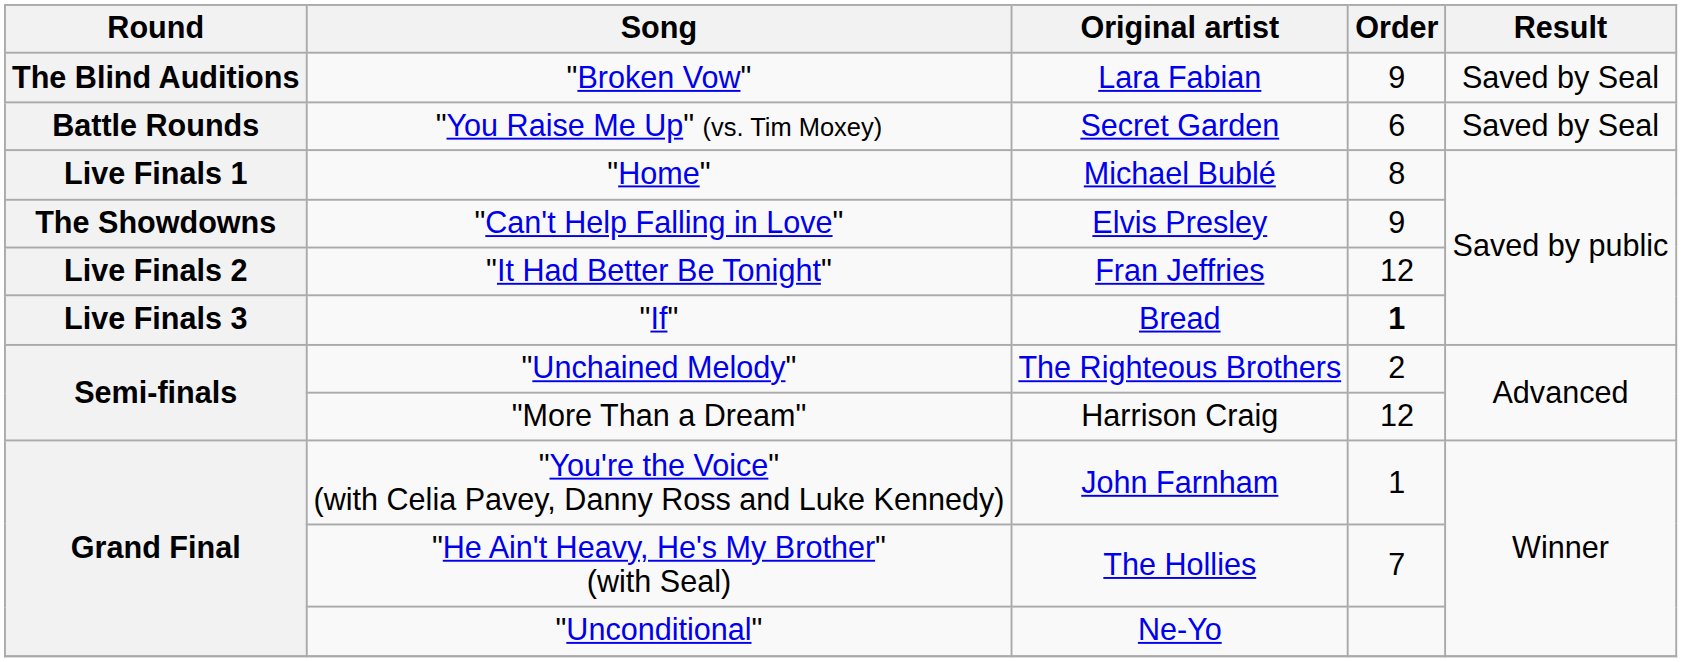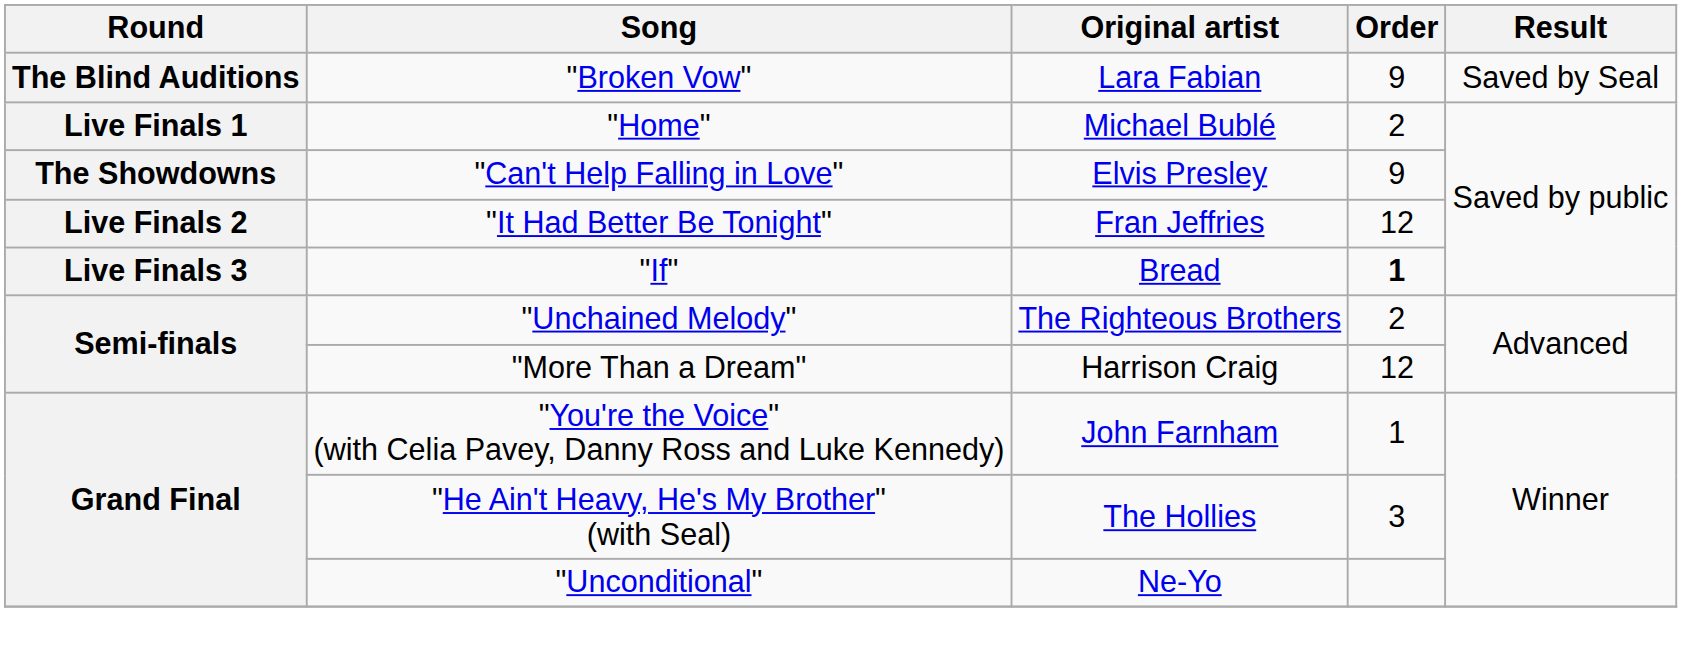- row: (659, 125)
(1397, 174) 8 -> (1397, 125) 2
(1397, 564) 7 -> (1397, 516) 3
